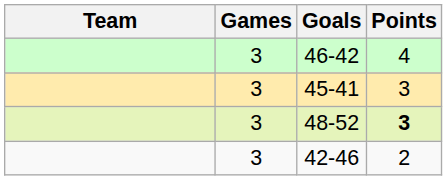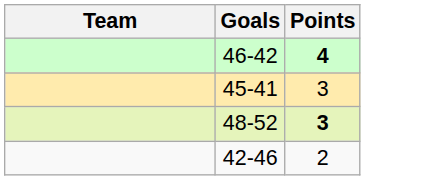- column: (256, 21)
(404, 55) normal -> (323, 55) bold
